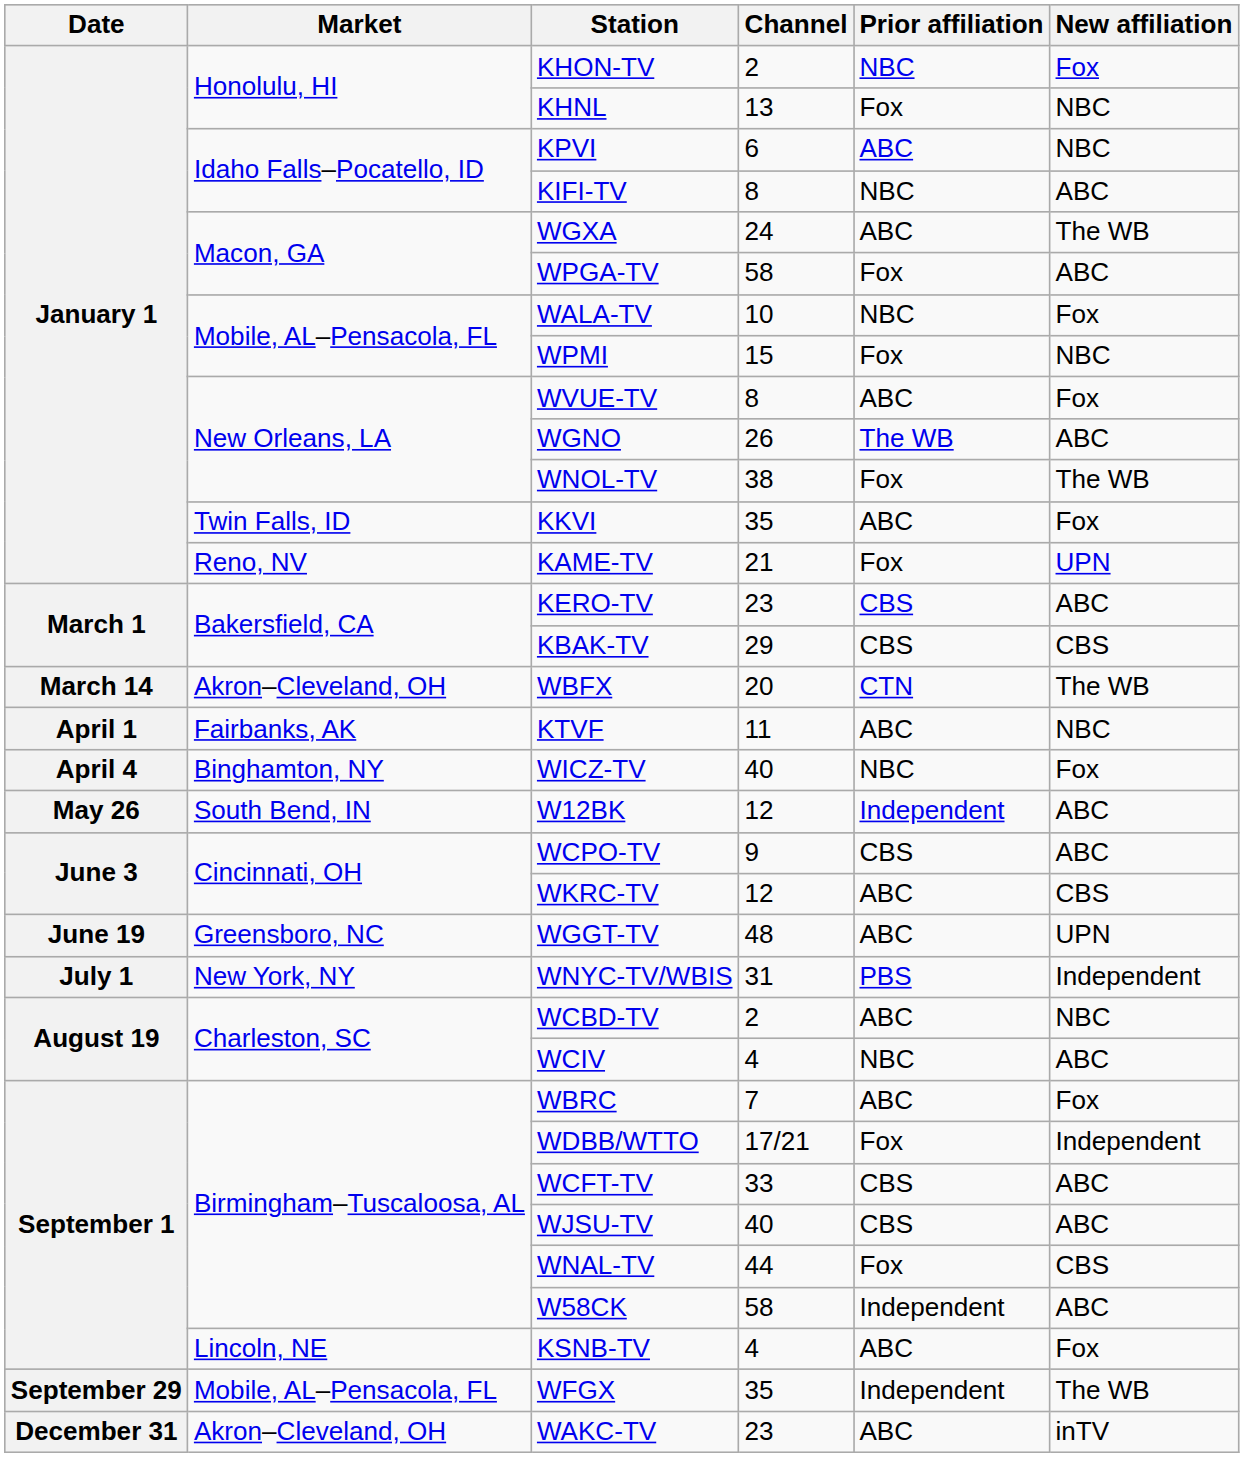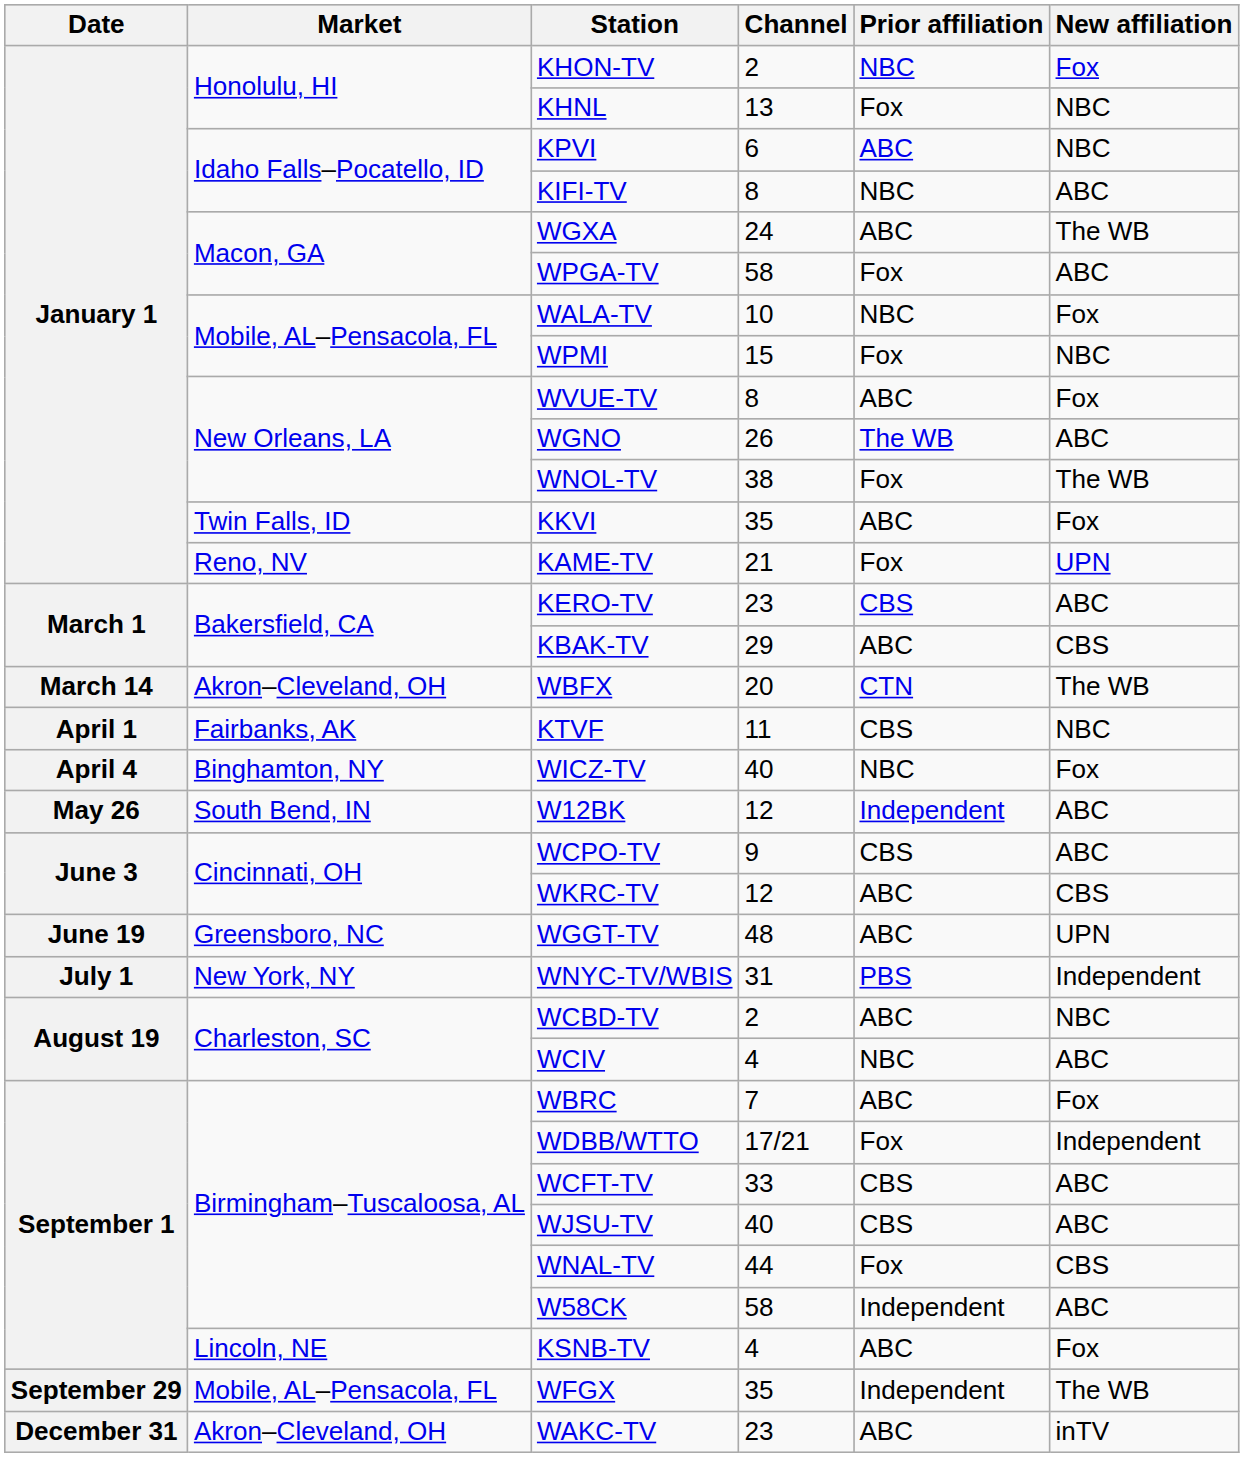(886, 645) CBS -> (886, 645) ABC
(886, 728) ABC -> (886, 728) CBS
